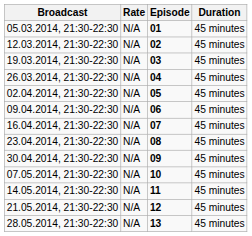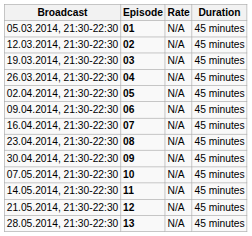columns swapped: (170, 12) <-> (134, 12)
